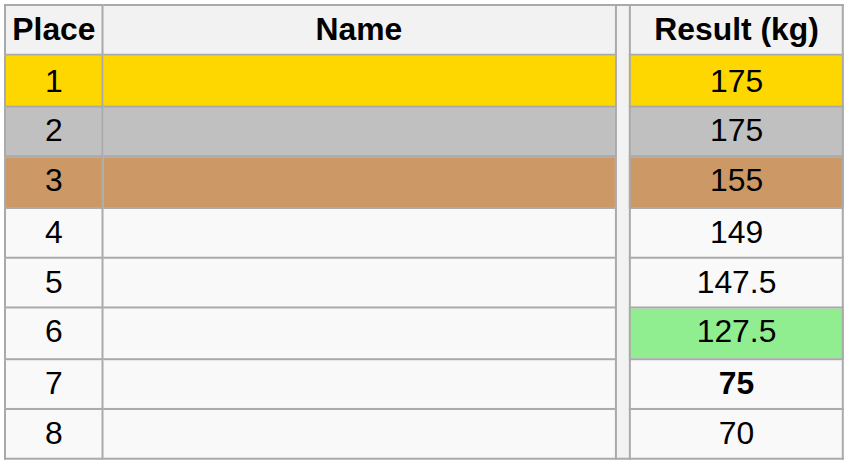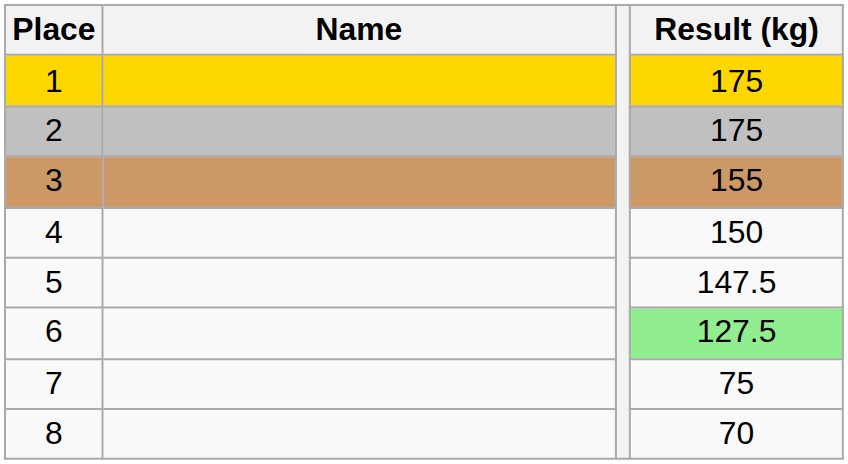(737, 231) 149 -> (737, 231) 150
(737, 383) bold -> (737, 383) normal
